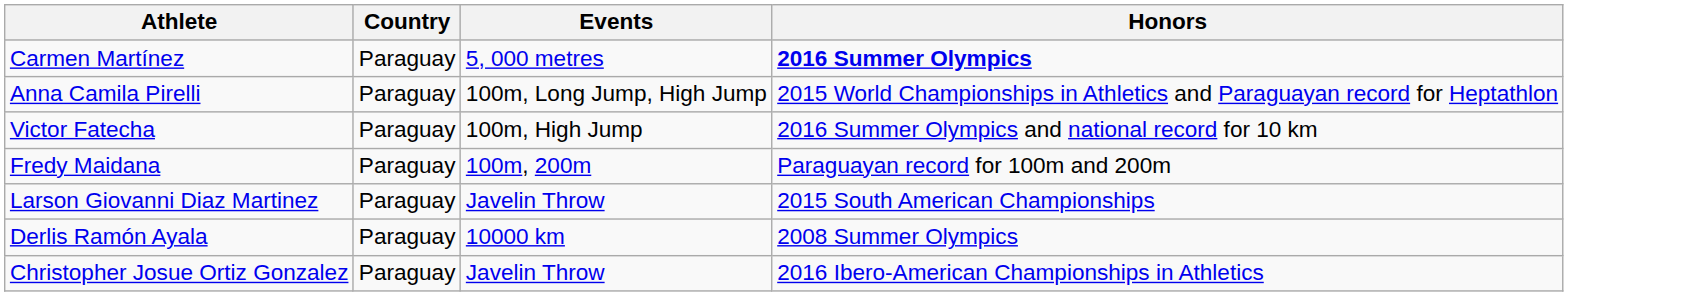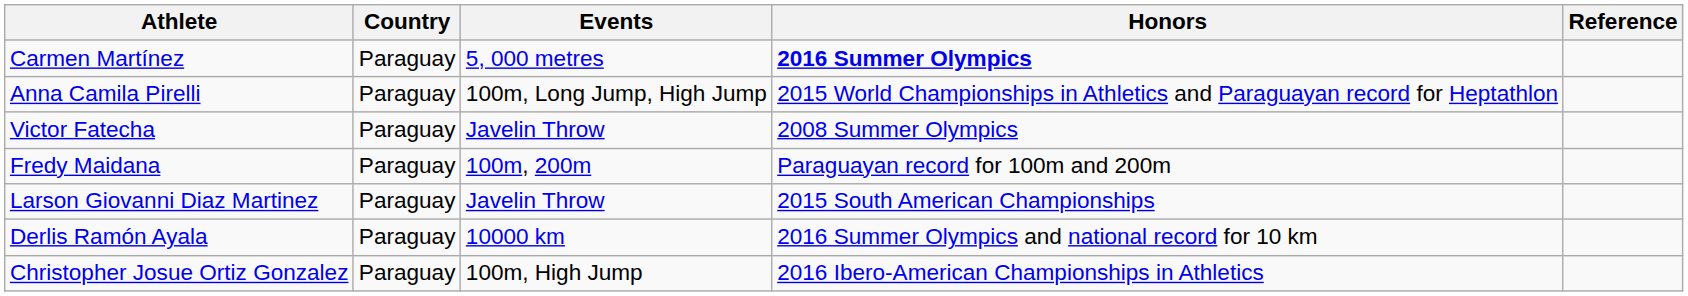+ column: (1623, 22)
(554, 129) 100m, High Jump -> (535, 129) Javelin Throw
(1047, 129) 2016 Summer Olympics and national record for 10 km -> (898, 129) 2008 Summer Olympics
(898, 237) 2008 Summer Olympics -> (1047, 237) 2016 Summer Olympics and national record for 10 km
(535, 272) Javelin Throw -> (554, 272) 100m, High Jump
